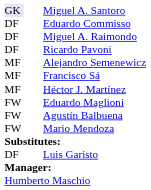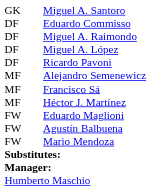(13, 10) lavender background -> (13, 10) no background
+ row: (81, 49)
- row: (71, 154)
